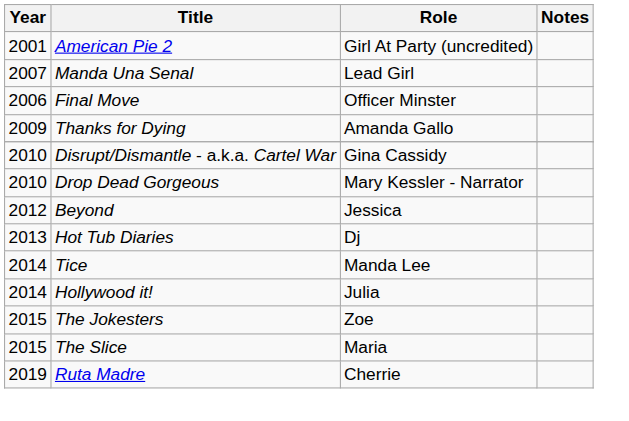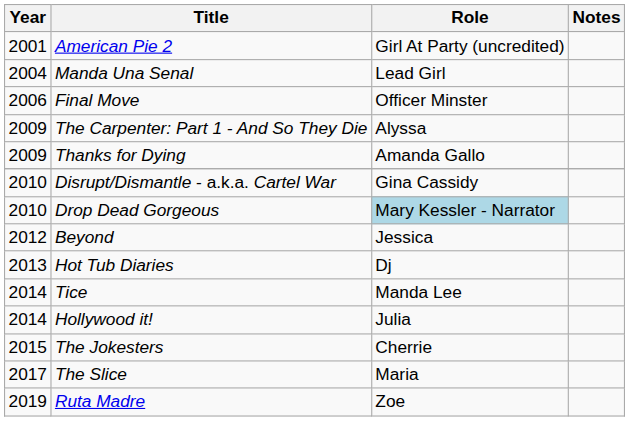(28, 73) 2007 -> (28, 73) 2004
+ row: (211, 127)
(434, 182) no background -> (465, 210) lightblue background
(359, 319) Zoe -> (404, 347) Cherrie
(28, 347) 2015 -> (28, 374) 2017
(372, 374) Cherrie -> (390, 401) Zoe
